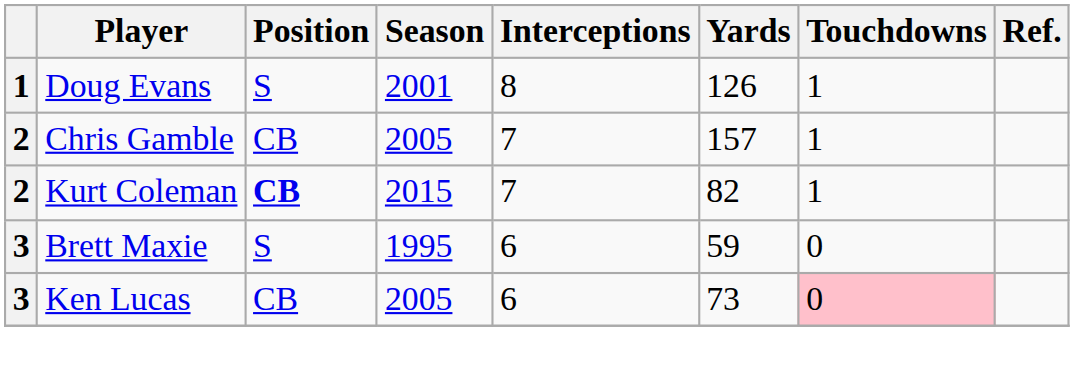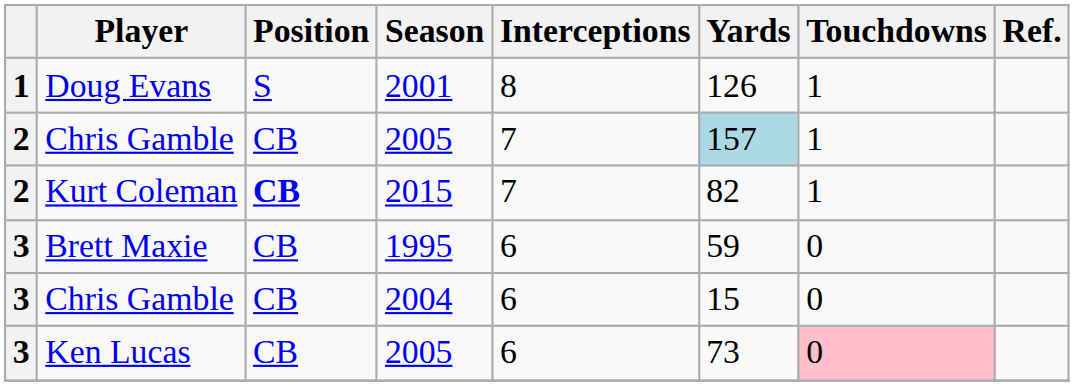(731, 138) no background -> (731, 138) lightblue background
(262, 245) S -> (276, 245) CB
+ row: (140, 298)
